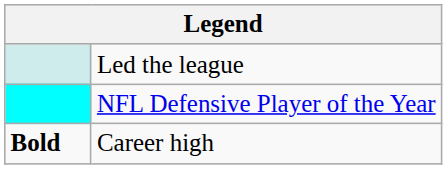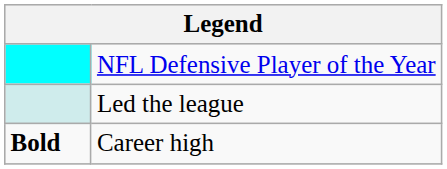rows swapped: (266, 103) <-> (170, 63)
